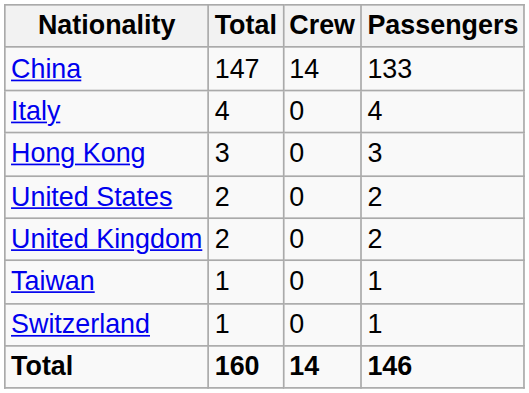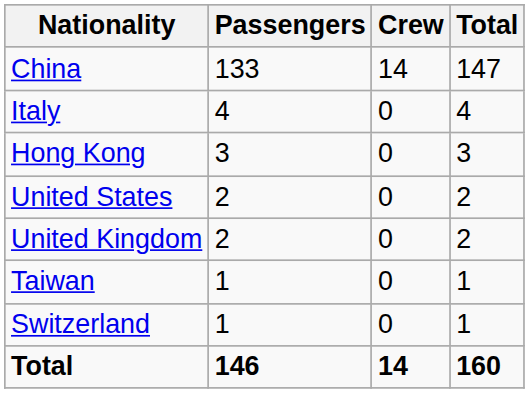columns swapped: (443, 25) <-> (246, 25)
